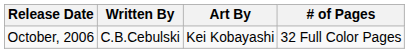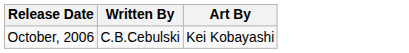- column: (341, 15)
